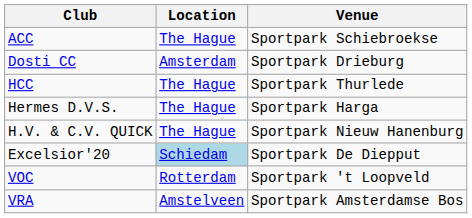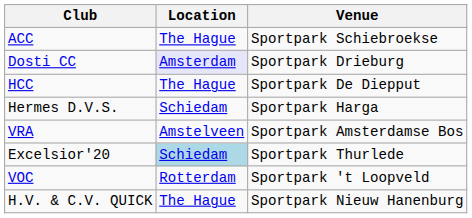(197, 62) no background -> (197, 62) lavender background
(328, 85) Sportpark Thurlede -> (336, 85) Sportpark De Diepput
(197, 108) The Hague -> (193, 108) Schiedam
rows swapped: (80, 132) <-> (21, 201)
(336, 155) Sportpark De Diepput -> (328, 155) Sportpark Thurlede
